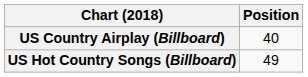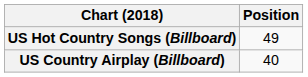rows swapped: (122, 38) <-> (122, 60)
